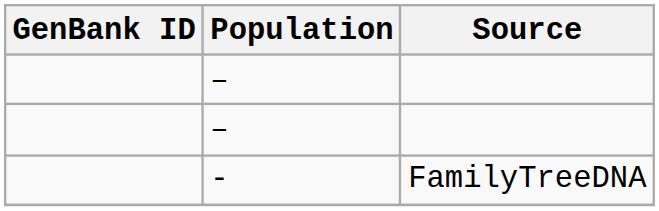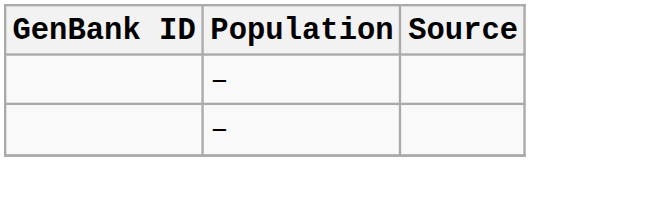- row: (220, 179)
